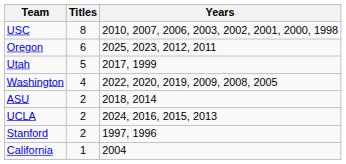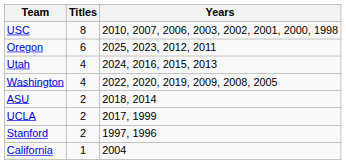(83, 64) 5 -> (83, 64) 4
(129, 64) 2017, 1999 -> (160, 64) 2024, 2016, 2015, 2013
(160, 116) 2024, 2016, 2015, 2013 -> (129, 116) 2017, 1999
